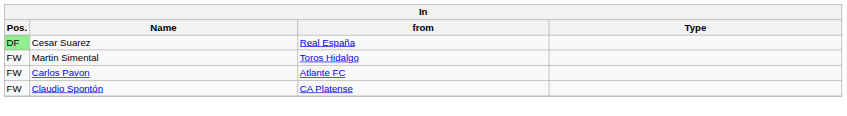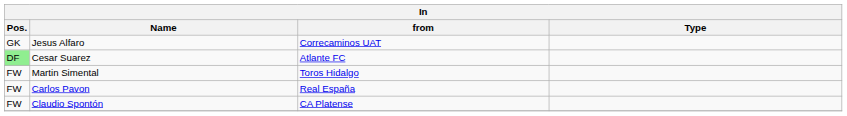+ row: (58, 43)
(327, 43) Real España -> (323, 58) Atlante FC
(323, 73) Atlante FC -> (327, 89) Real España
